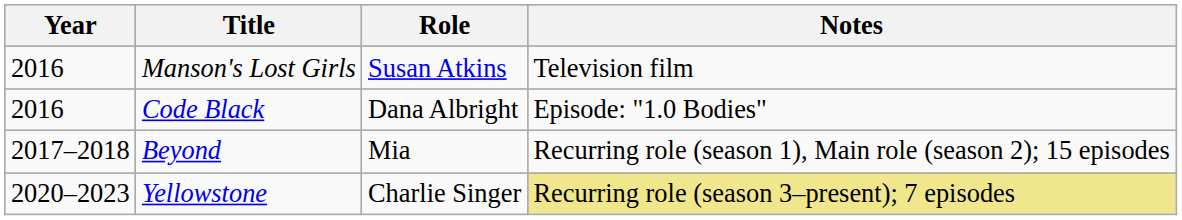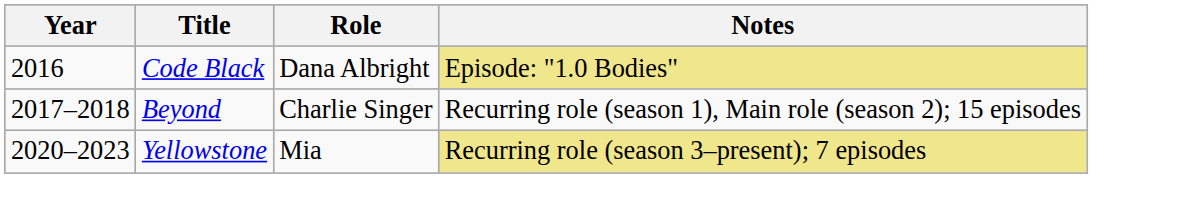- row: (249, 67)
(650, 109) no background -> (561, 67) khaki background
(389, 151) Mia -> (356, 109) Charlie Singer
(445, 192) Charlie Singer -> (301, 151) Mia
